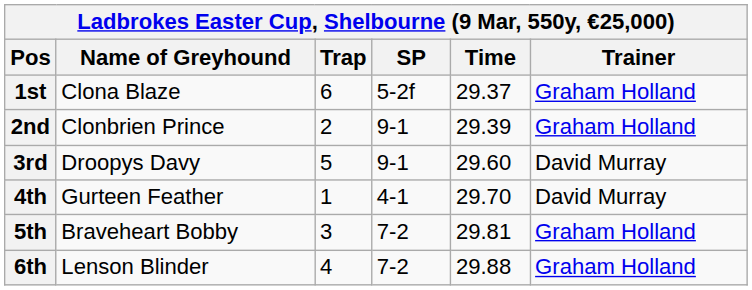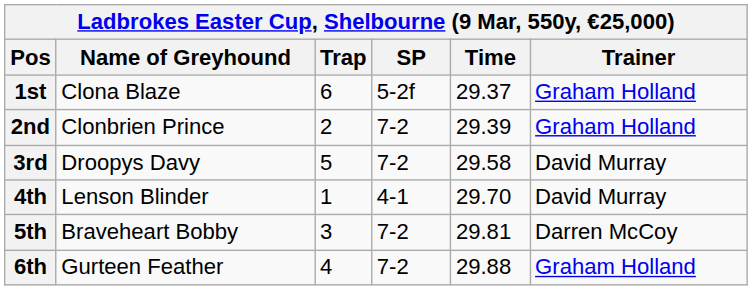(393, 127) 9-1 -> (393, 127) 7-2
(393, 162) 9-1 -> (393, 162) 7-2
(484, 162) 29.60 -> (484, 162) 29.58
(142, 197) Gurteen Feather -> (135, 197) Lenson Blinder
(615, 232) Graham Holland -> (606, 232) Darren McCoy
(135, 267) Lenson Blinder -> (142, 267) Gurteen Feather
